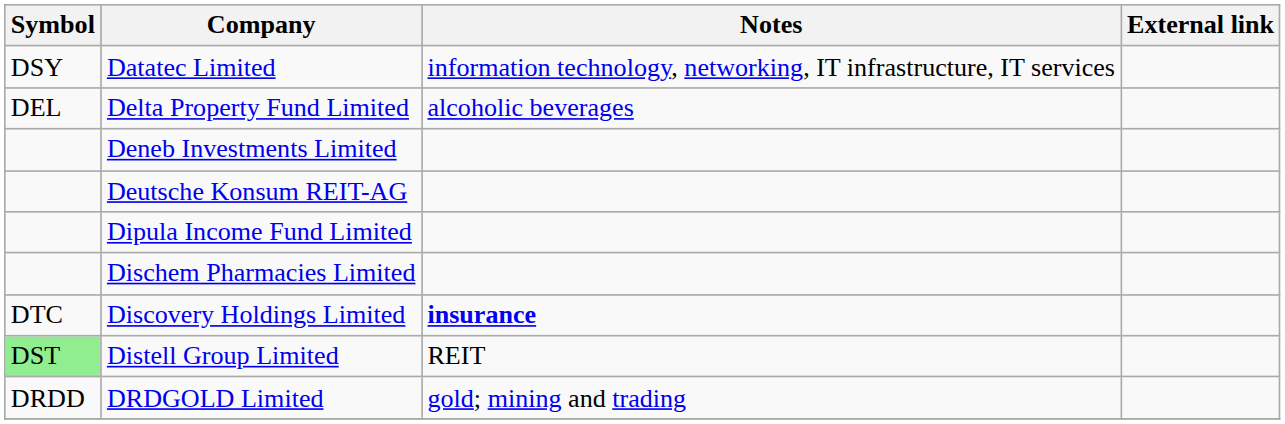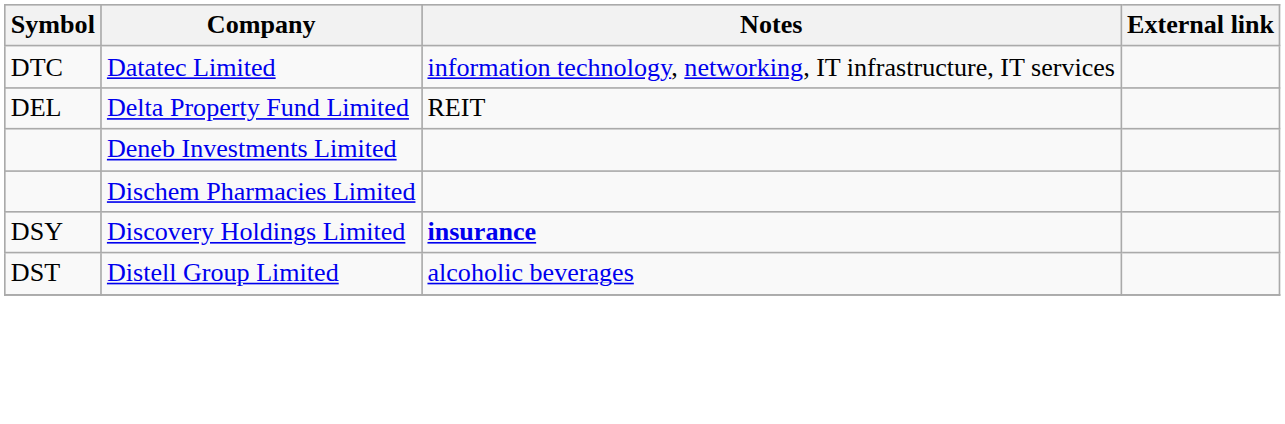(37, 66) DSY -> (37, 66) DTC
(531, 107) alcoholic beverages -> (456, 107) REIT
- row: (257, 190)
- row: (259, 231)
(37, 314) DTC -> (37, 231) DSY
(35, 356) lightgreen background -> (35, 273) no background
(456, 356) REIT -> (531, 273) alcoholic beverages
- row: (215, 397)
